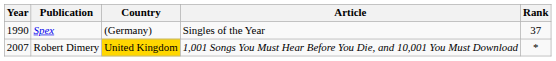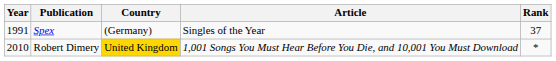(18, 30) 1990 -> (18, 30) 1991
(18, 47) 2007 -> (18, 47) 2010
